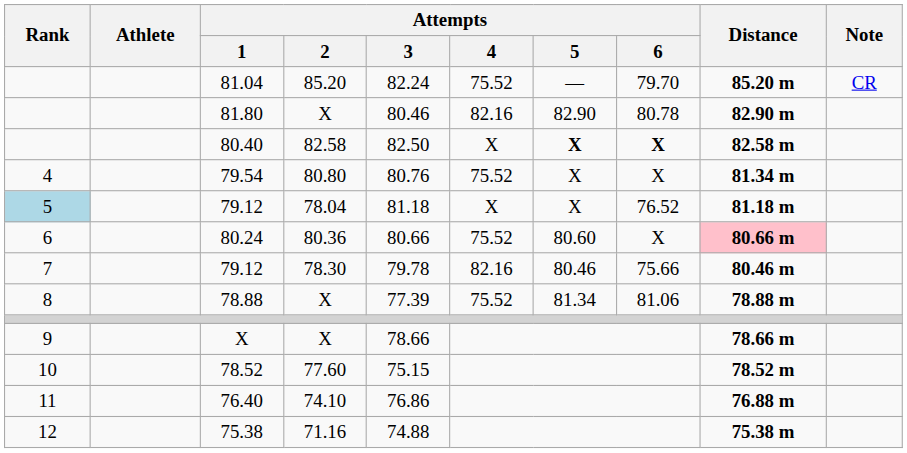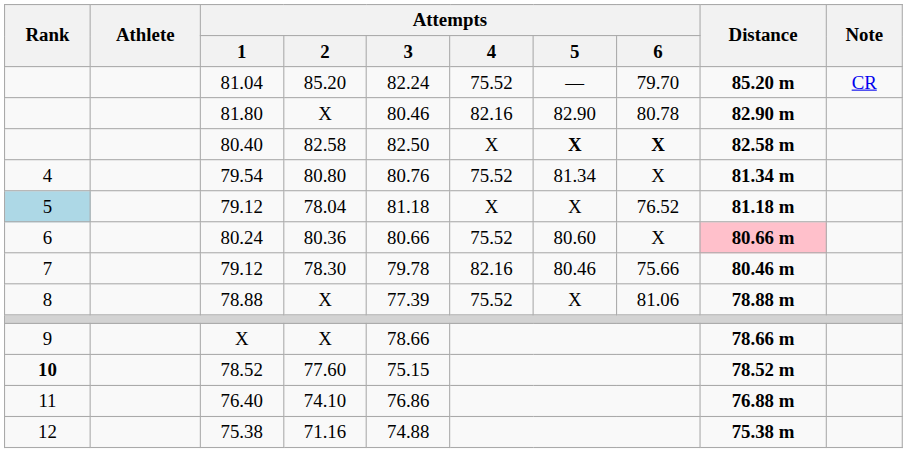(575, 174) X -> (575, 174) 81.34
(575, 299) 81.34 -> (575, 299) X
(47, 369) normal -> (47, 369) bold
